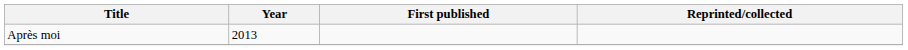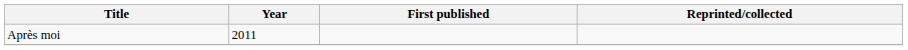(244, 34) 2013 -> (244, 34) 2011
